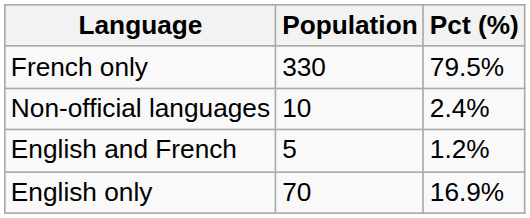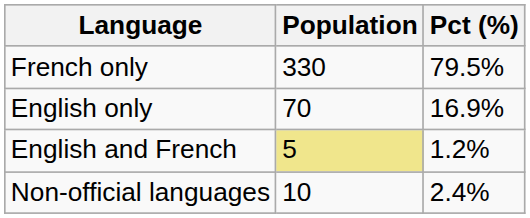rows swapped: (82, 191) <-> (140, 108)
(289, 150) no background -> (289, 150) khaki background
